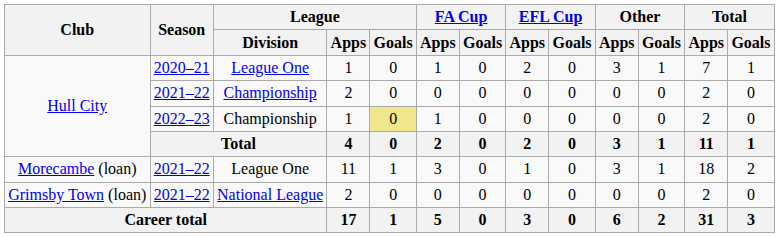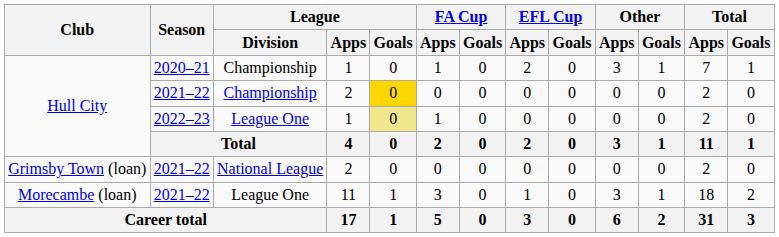(270, 67) League One -> (270, 67) Championship
(393, 93) no background -> (393, 93) gold background
(270, 118) Championship -> (270, 118) League One
rows swapped: (77, 169) <-> (77, 194)
